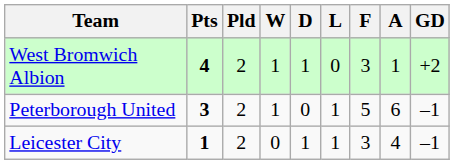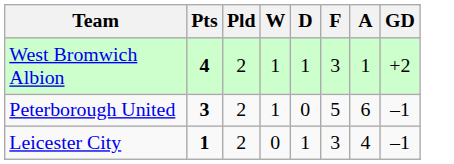- column: (335, 21)
